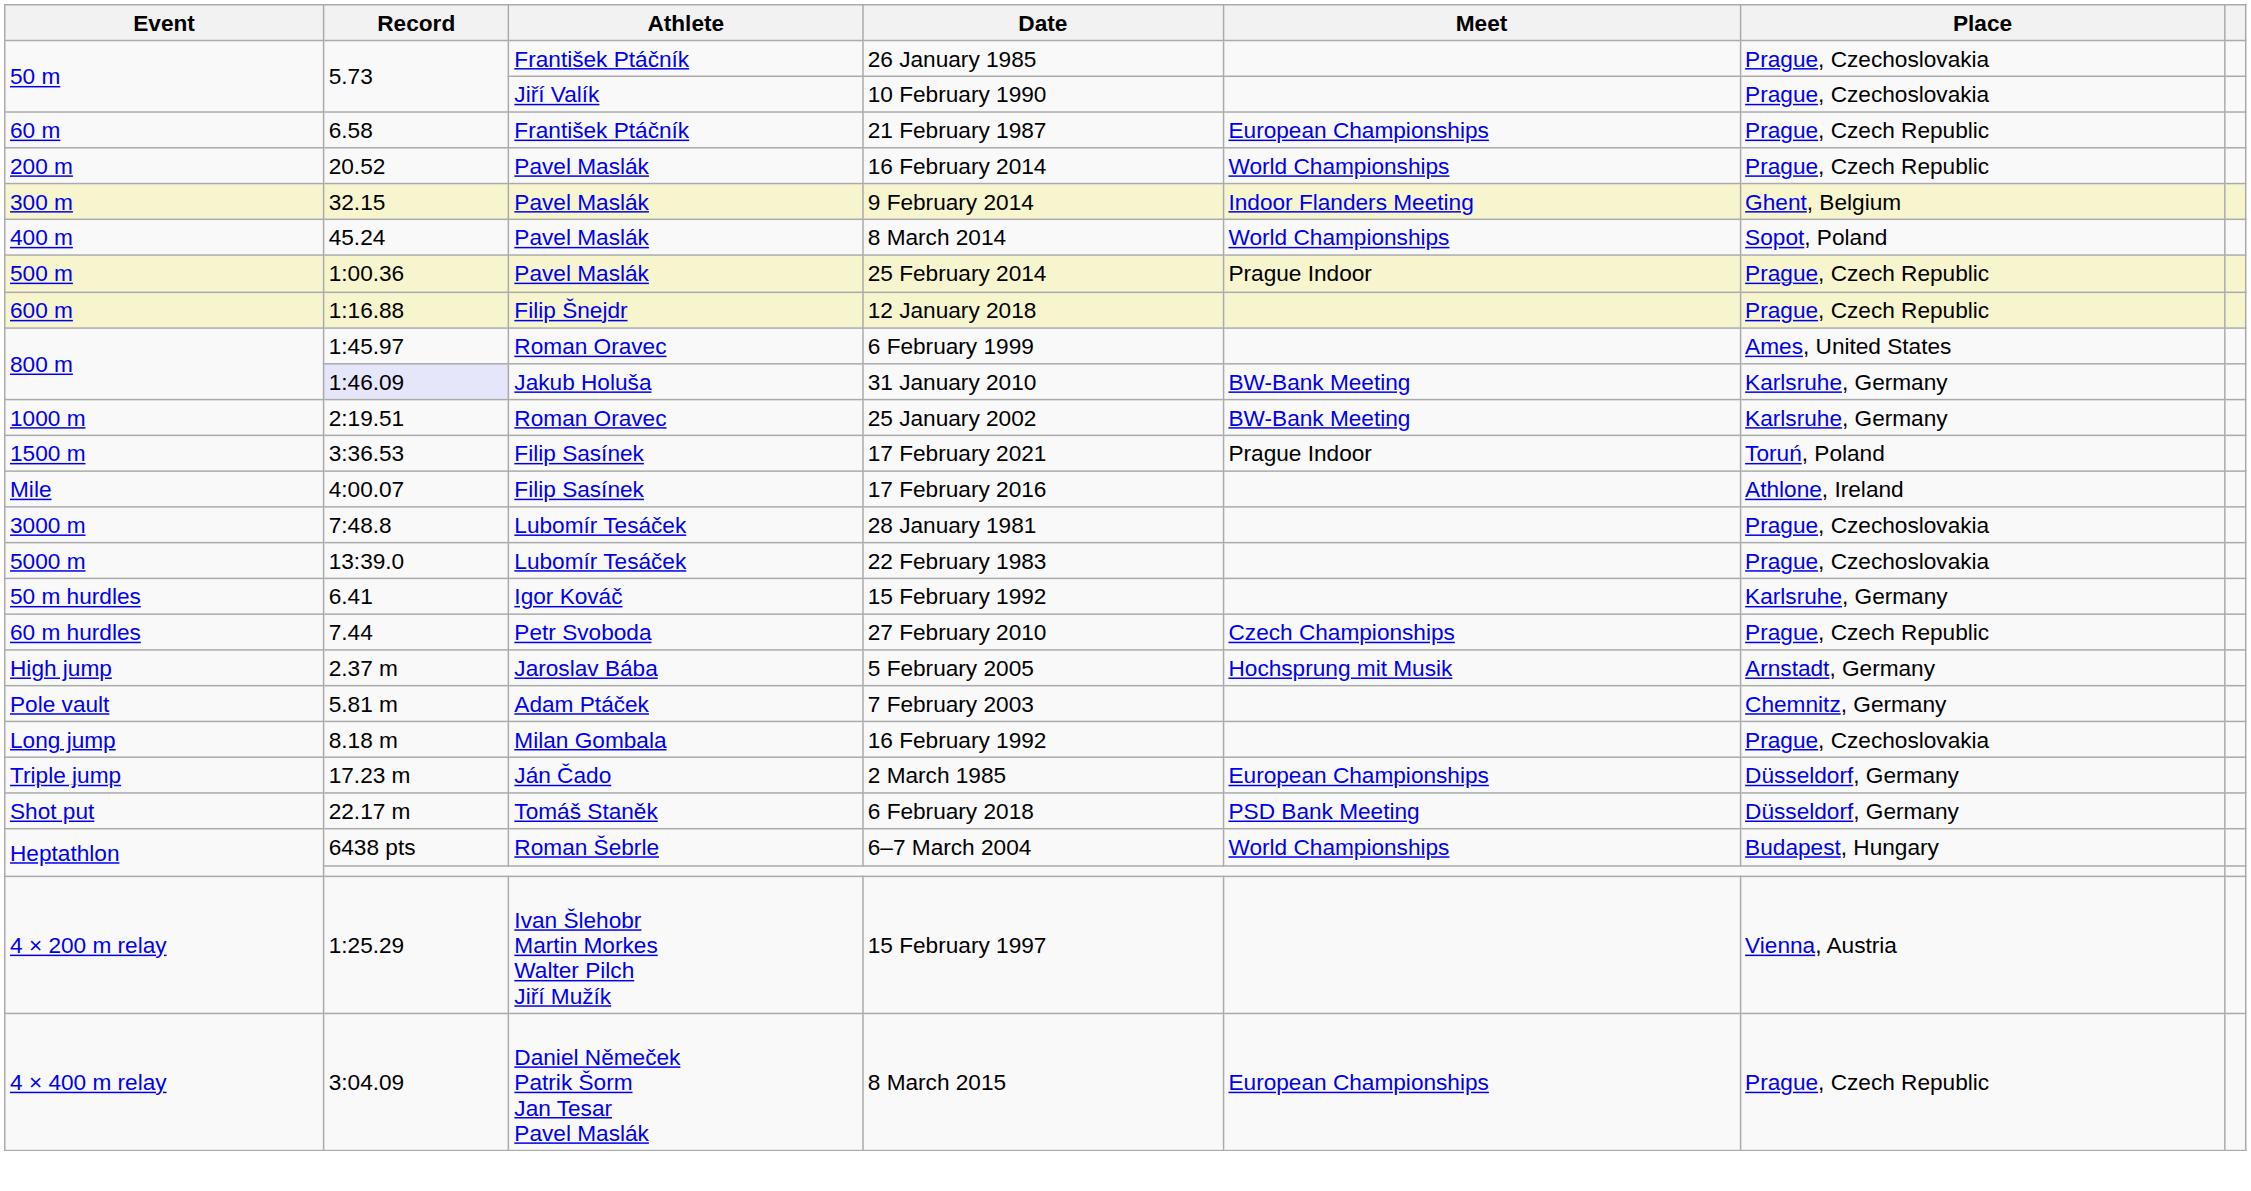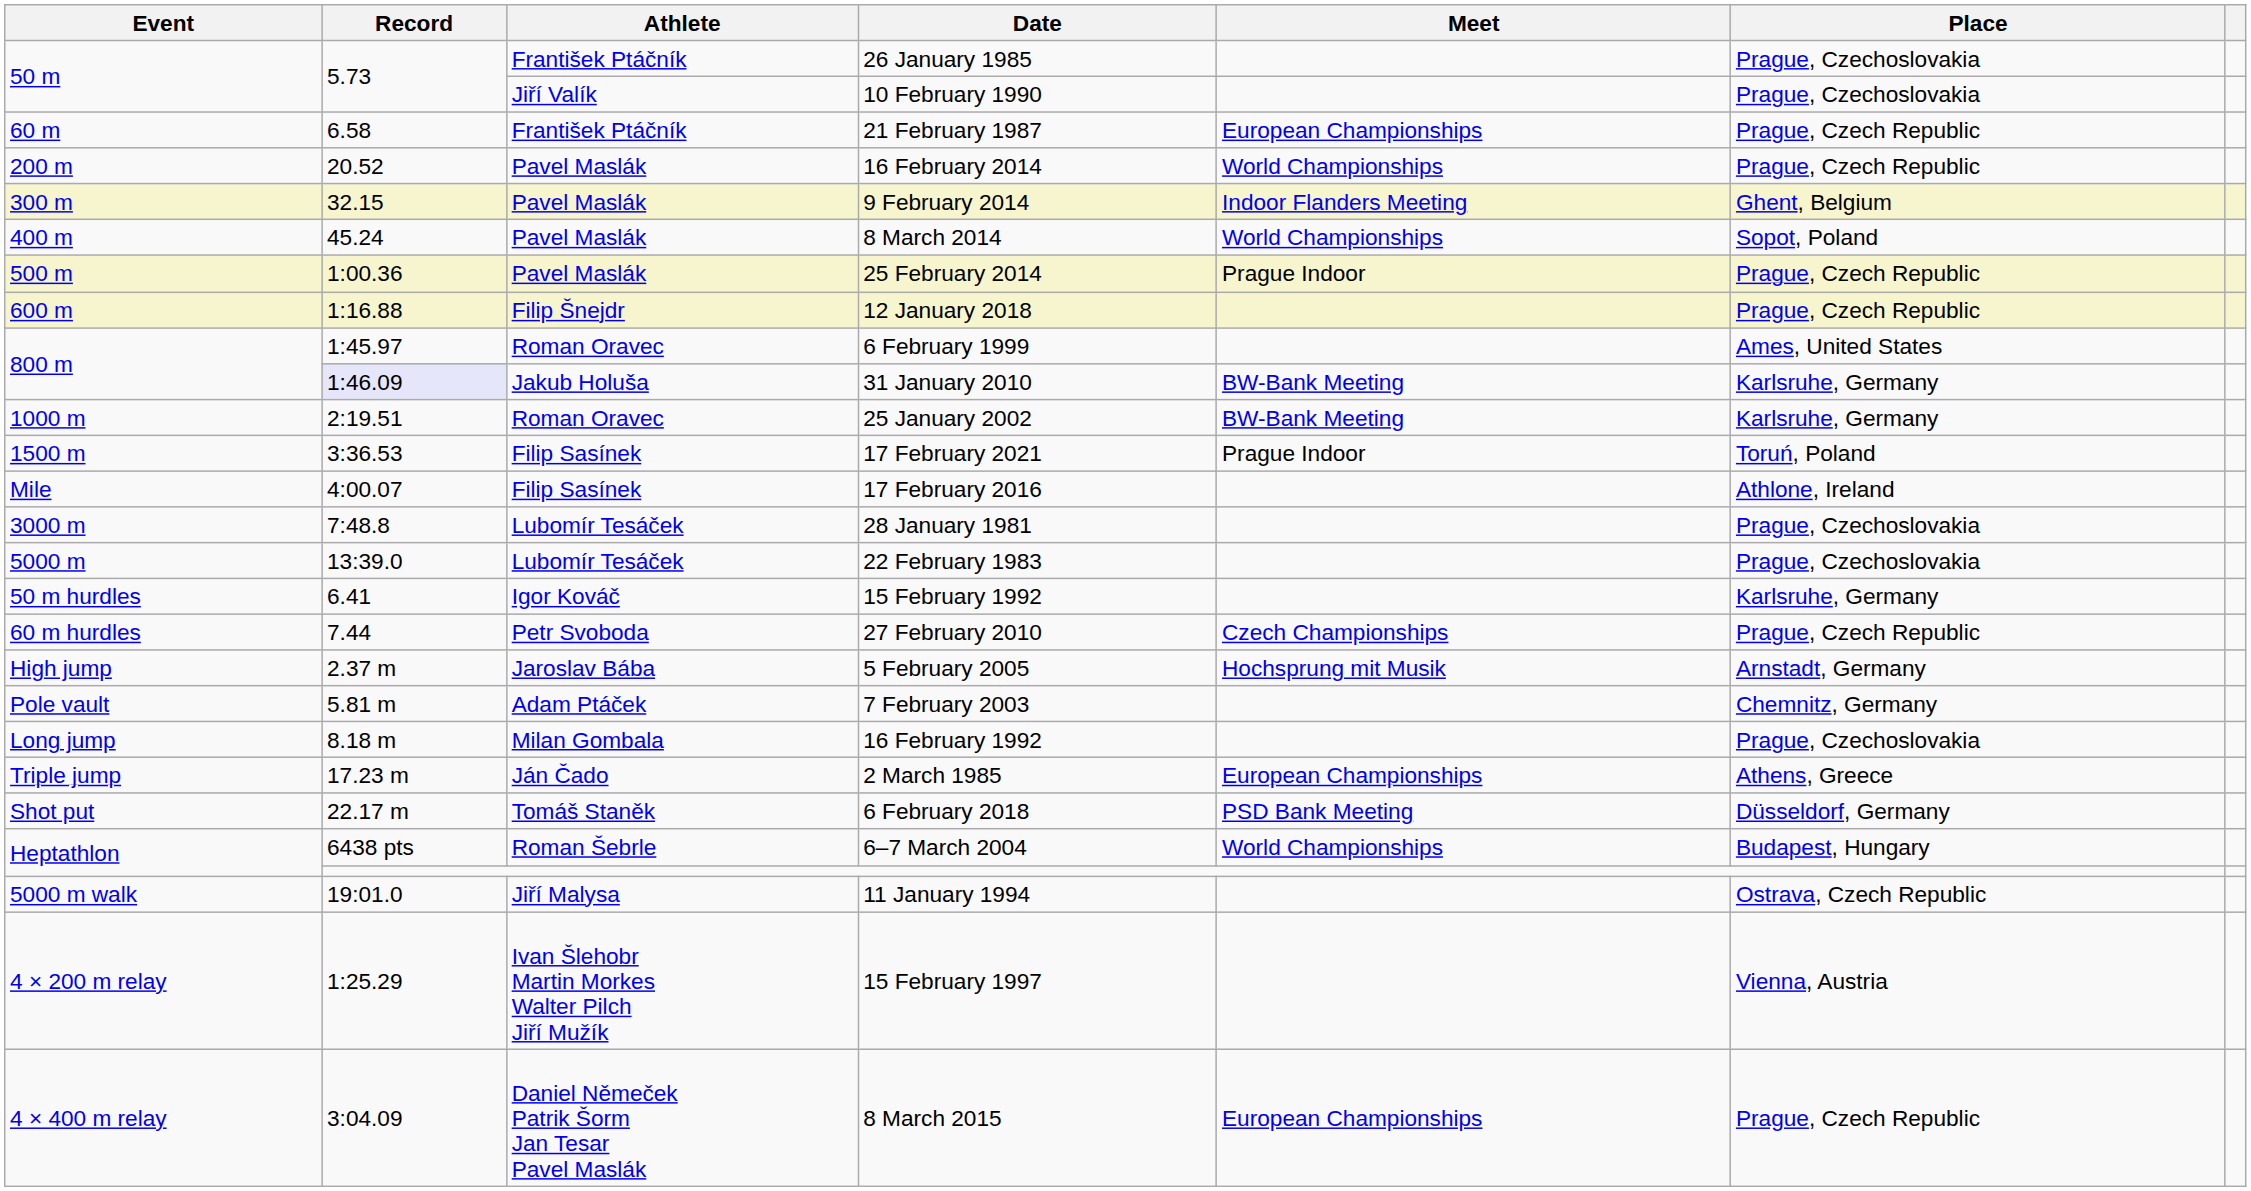(1852, 776) Düsseldorf, Germany -> (1815, 776) Athens, Greece
+ row: (947, 894)
